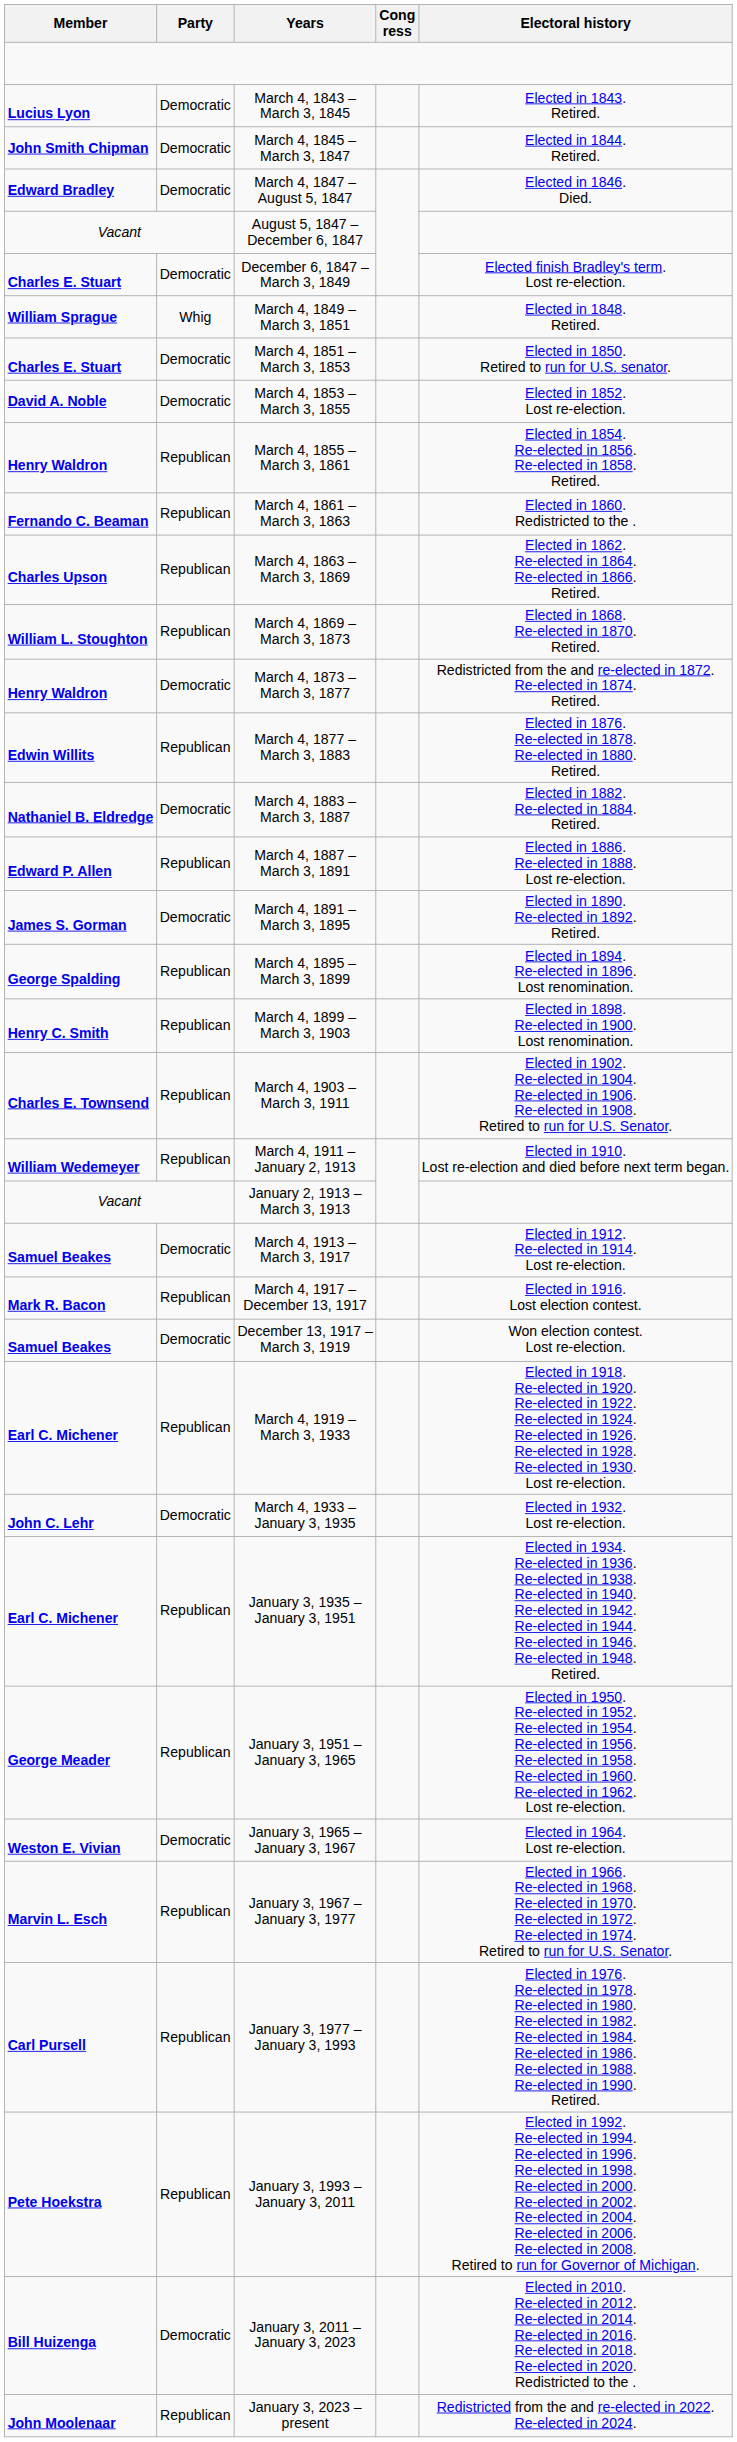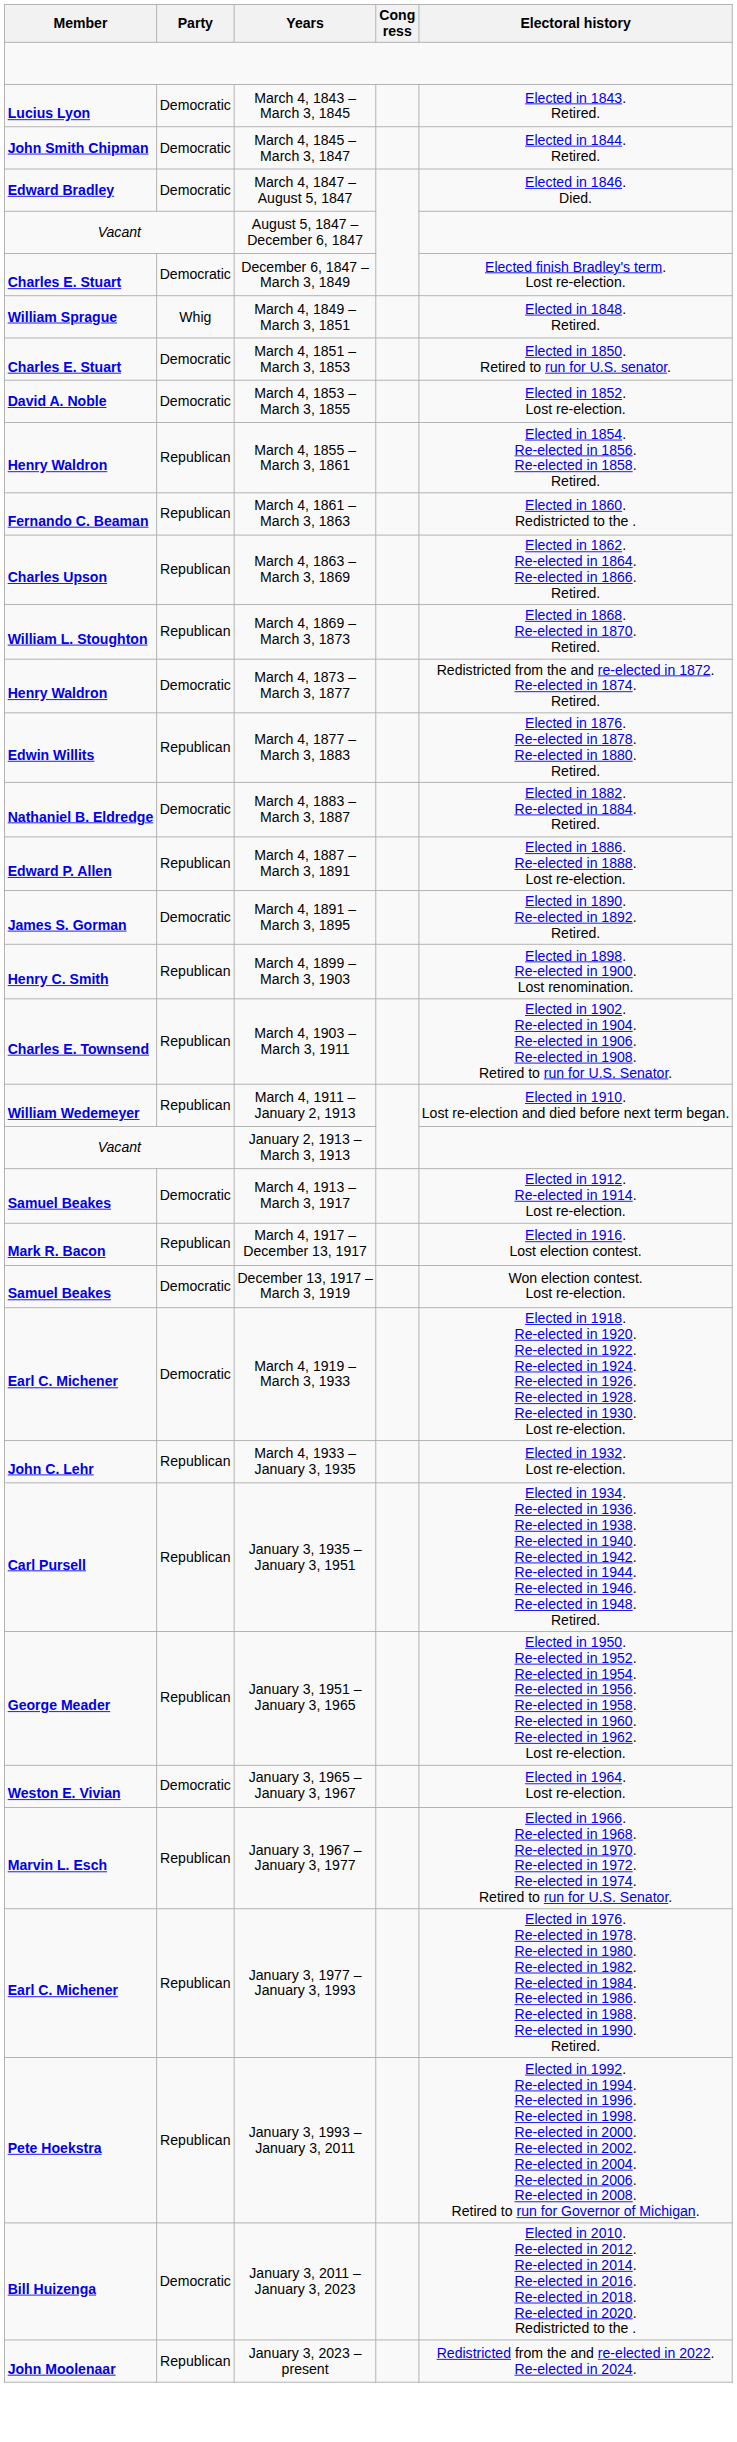- row: (305, 971)
(195, 1427) Republican -> (195, 1373) Democratic
(195, 1515) Democratic -> (195, 1461) Republican
(63, 1619) Earl C. Michener -> (47, 1565) Carl Pursell
(47, 2045) Carl Pursell -> (63, 1991) Earl C. Michener
